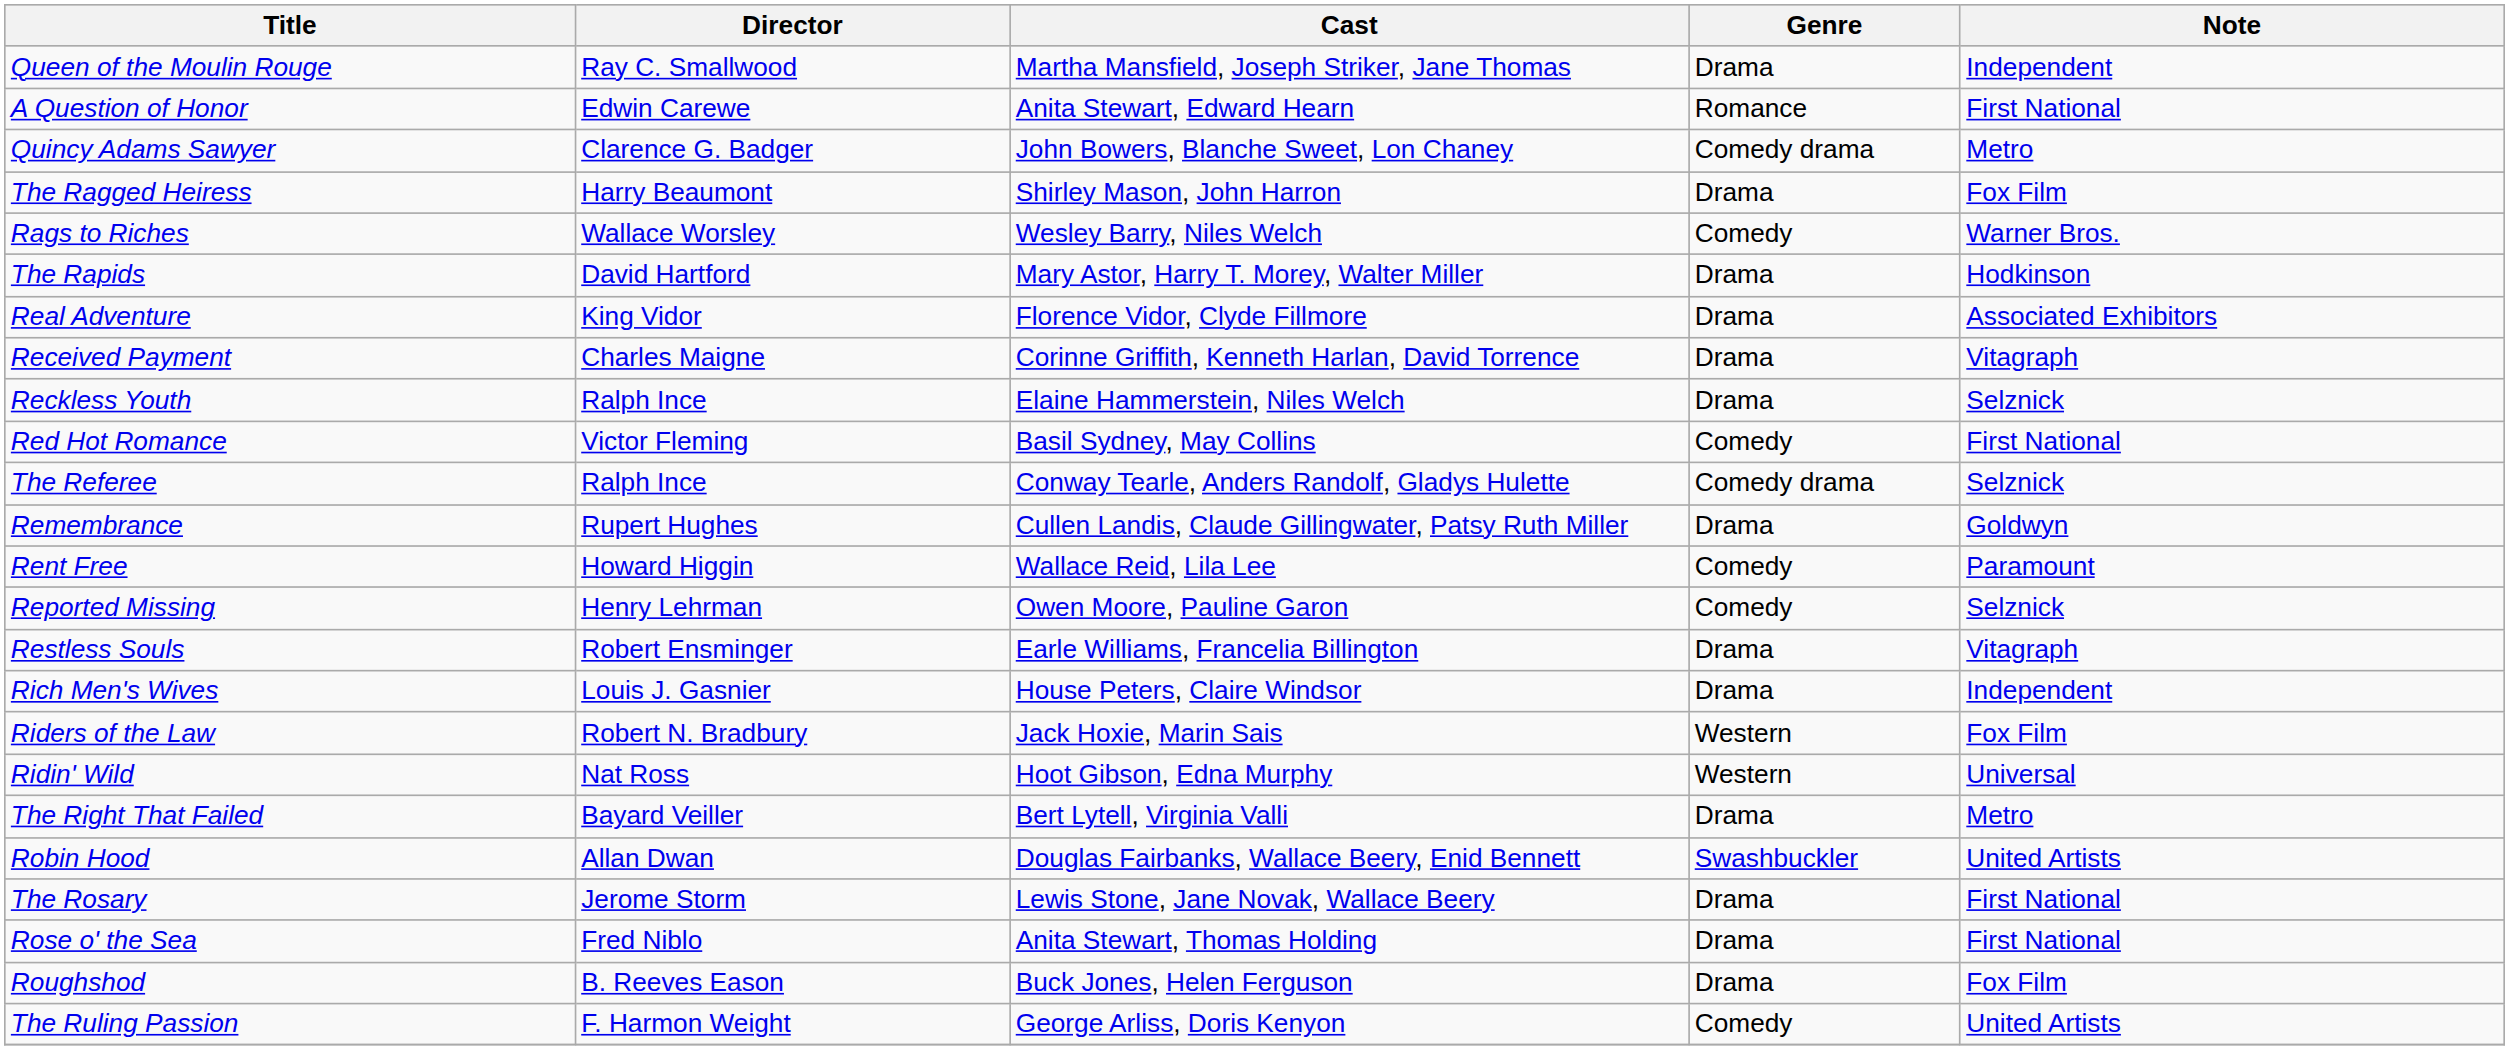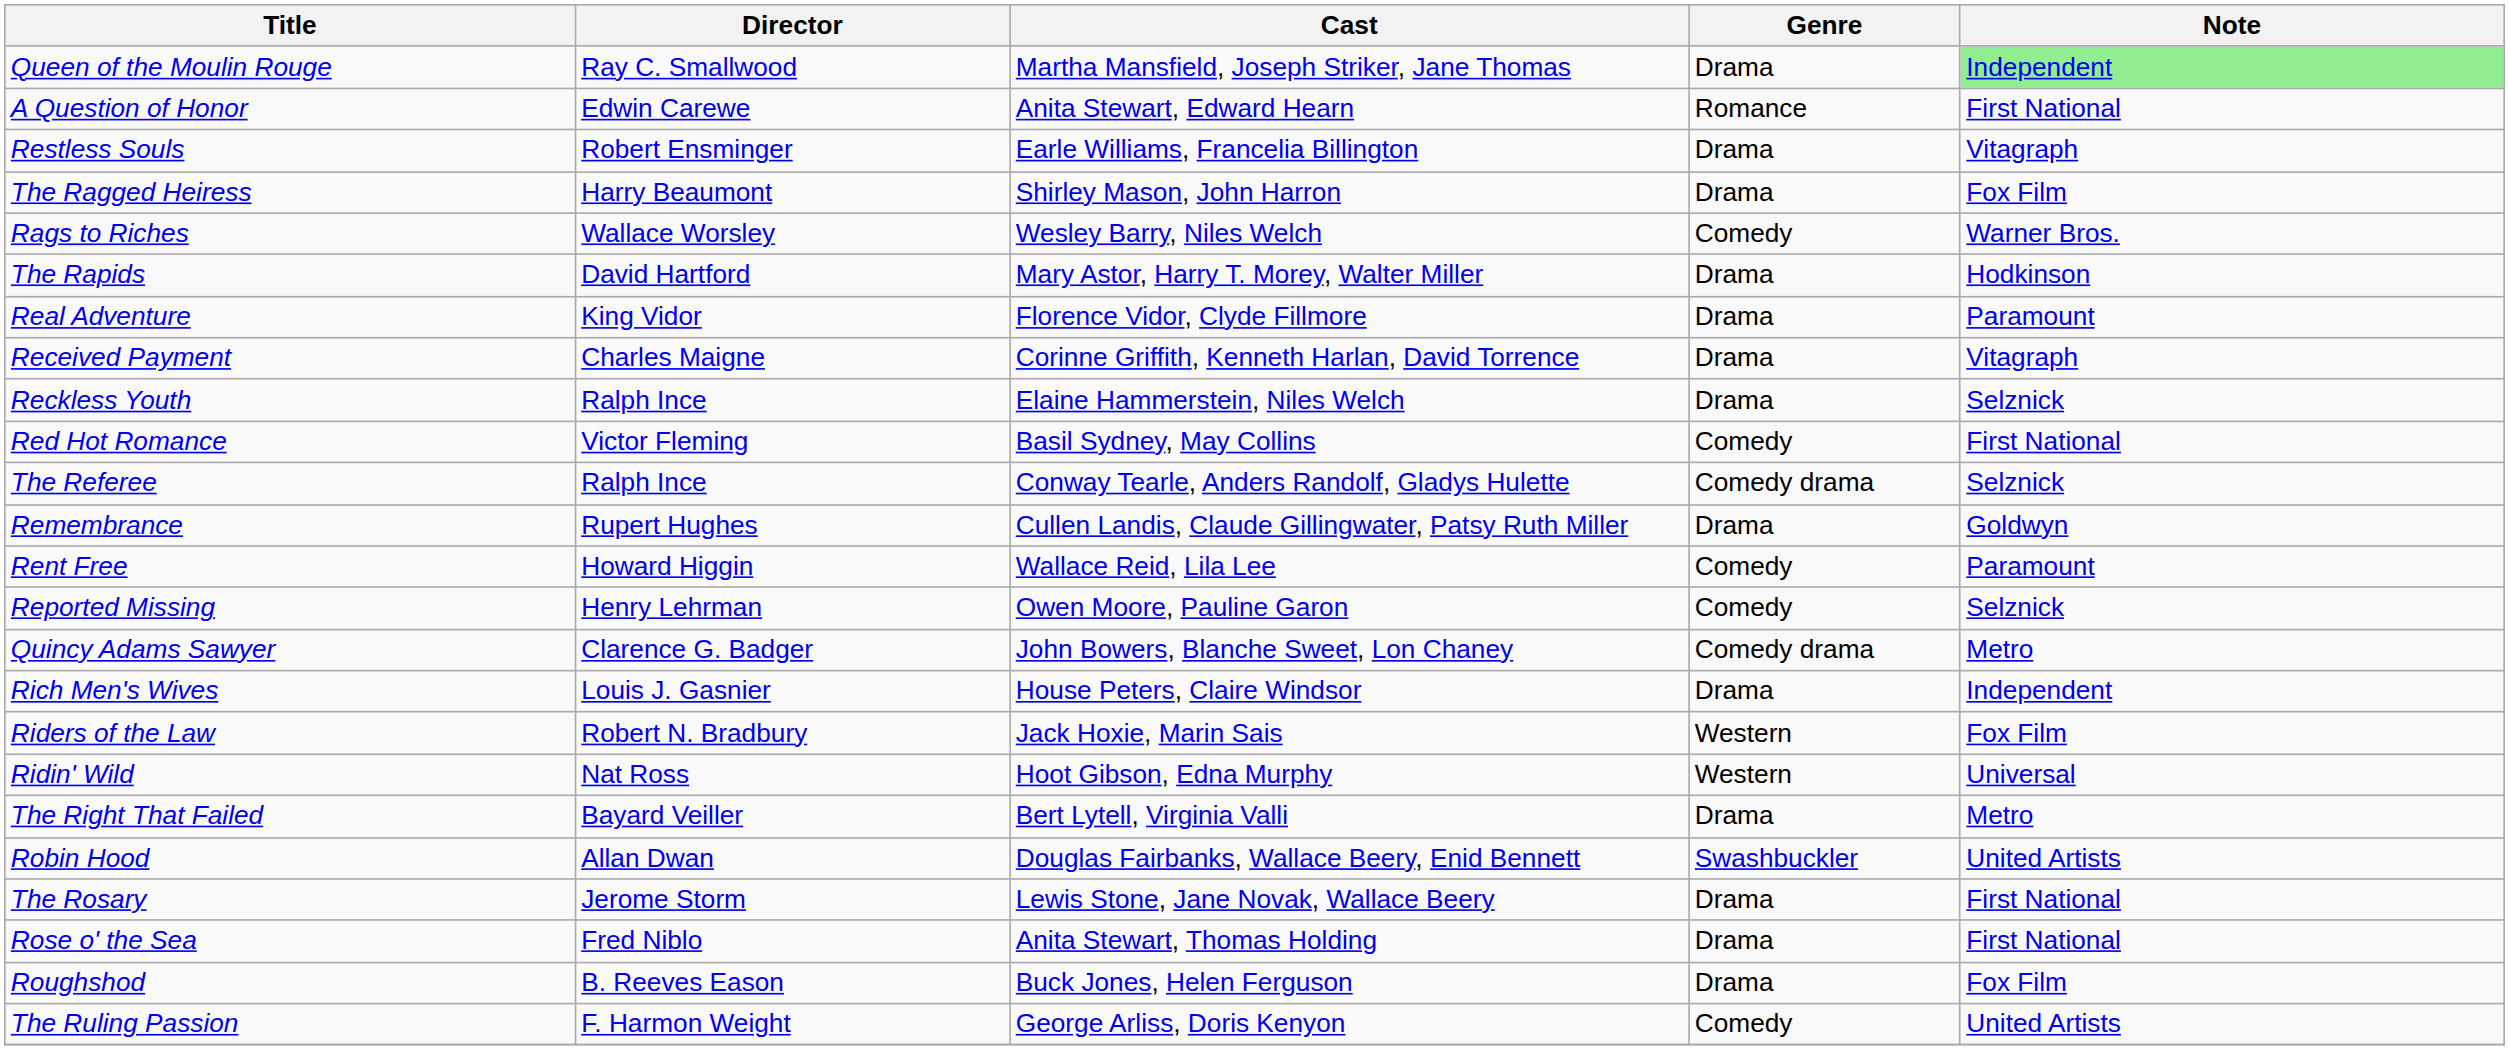(2039, 66) no background -> (2039, 66) lightgreen background
rows swapped: (143, 150) <-> (98, 649)
(2092, 316) Associated Exhibitors -> (2030, 316) Paramount
